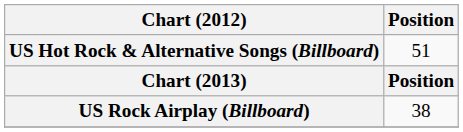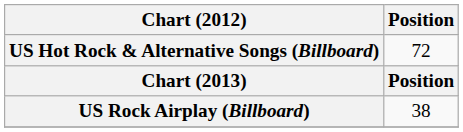(421, 50) 51 -> (421, 50) 72
